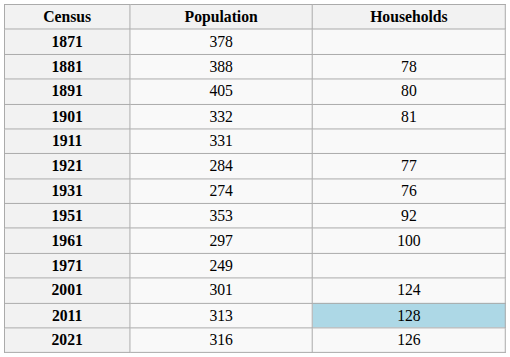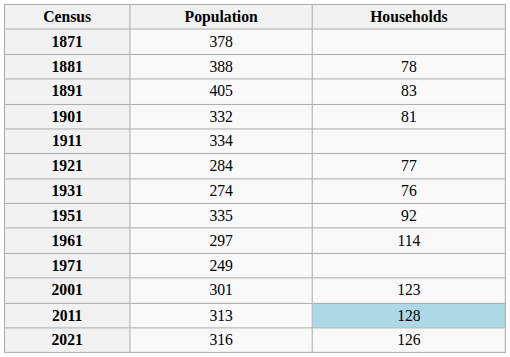(409, 91) 80 -> (409, 91) 83
(221, 141) 331 -> (221, 141) 334
(221, 215) 353 -> (221, 215) 335
(409, 240) 100 -> (409, 240) 114
(409, 290) 124 -> (409, 290) 123
